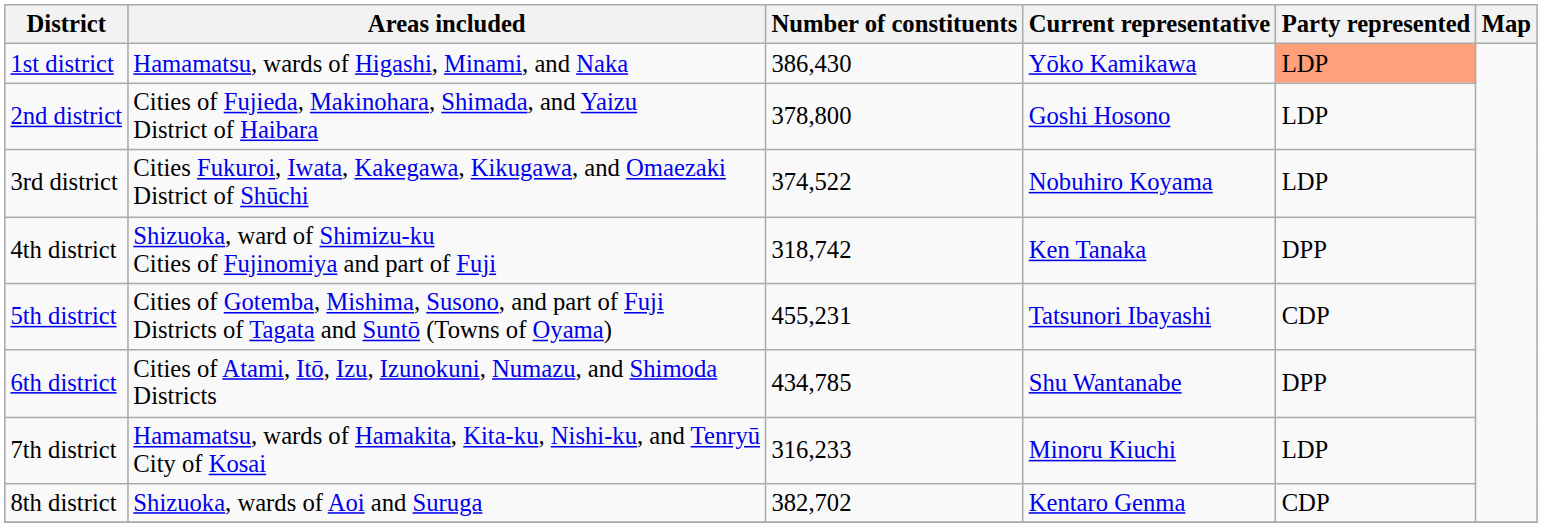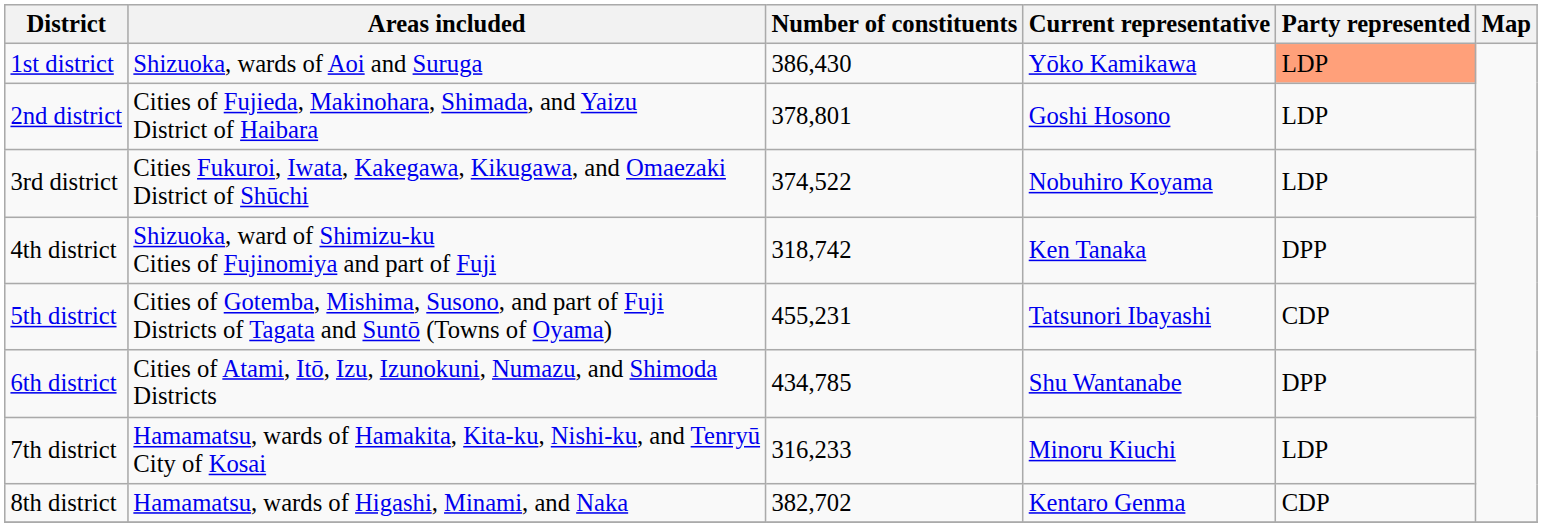(381, 63) Hamamatsu, wards of Higashi, Minami, and Naka -> (308, 63) Shizuoka, wards of Aoi and Suruga
(811, 116) 378,800 -> (811, 116) 378,801
(308, 502) Shizuoka, wards of Aoi and Suruga -> (381, 502) Hamamatsu, wards of Higashi, Minami, and Naka
